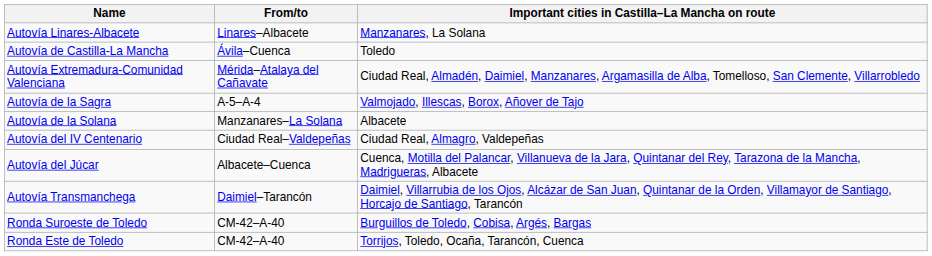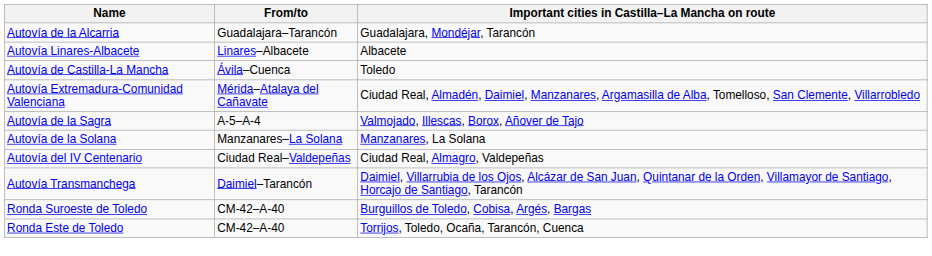+ row: (63, 32)
(423, 32) Manzanares, La Solana -> (383, 51) Albacete
(383, 121) Albacete -> (423, 139) Manzanares, La Solana
- row: (53, 165)
